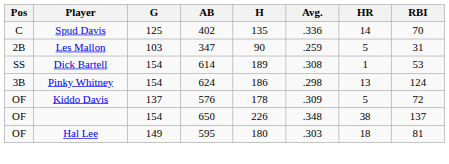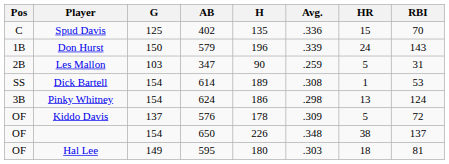(365, 30) 14 -> (365, 30) 15
+ row: (81, 47)
